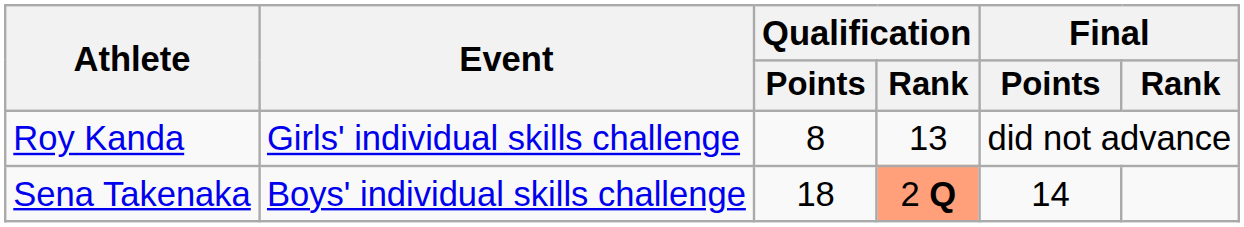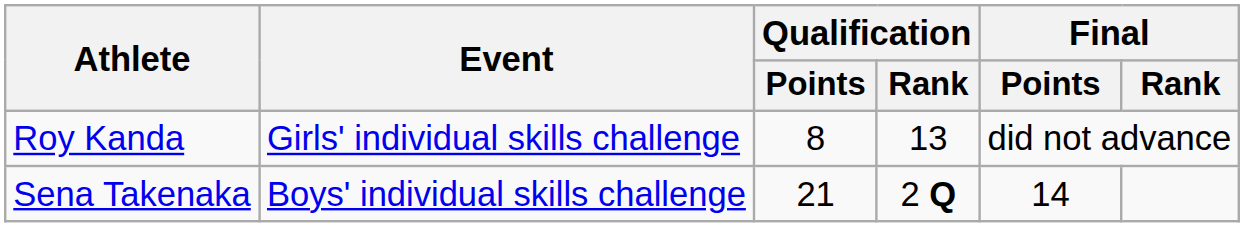(816, 194) 18 -> (816, 194) 21
(928, 194) lightsalmon background -> (928, 194) no background
